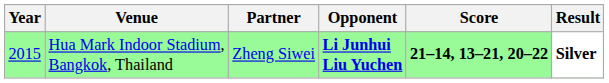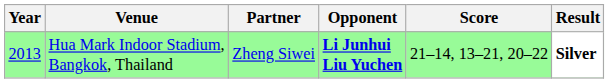(25, 54) 2015 -> (25, 54) 2013
(479, 54) bold -> (479, 54) normal
